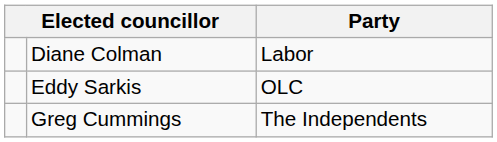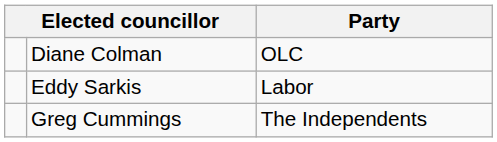(287, 54) Labor -> (282, 54) OLC
(282, 86) OLC -> (287, 86) Labor
